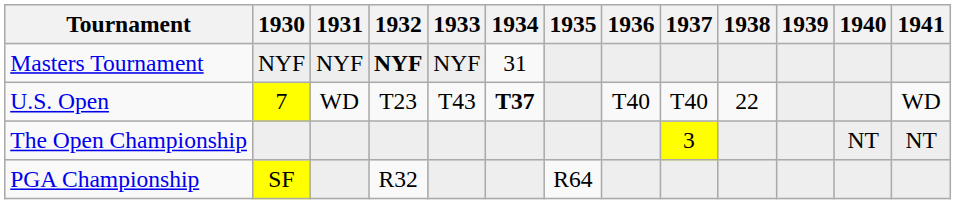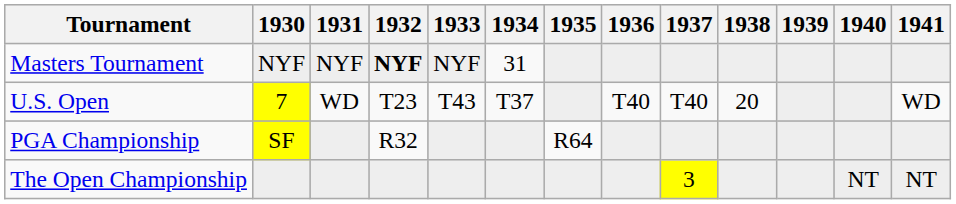(515, 101) bold -> (515, 101) normal
(747, 101) 22 -> (747, 101) 20
rows swapped: (129, 140) <-> (105, 179)
